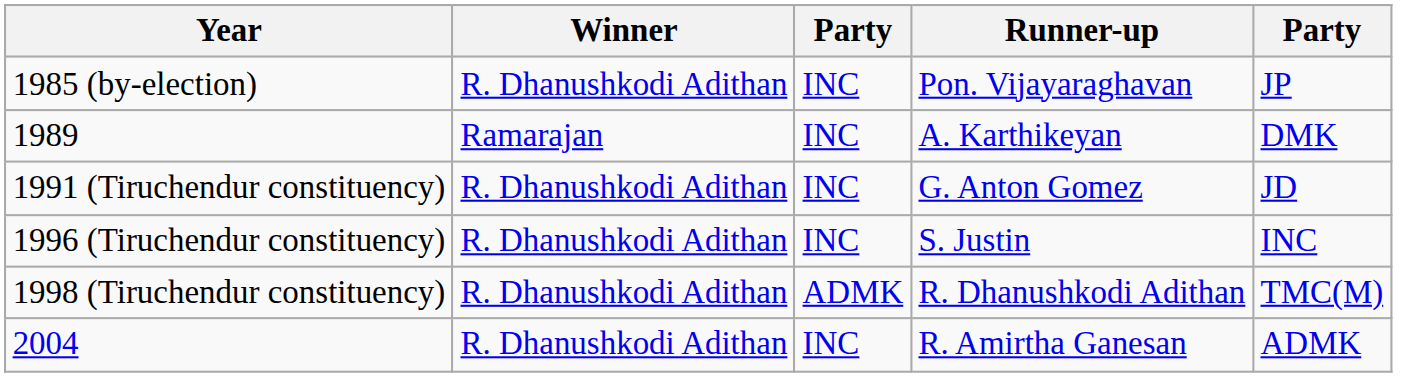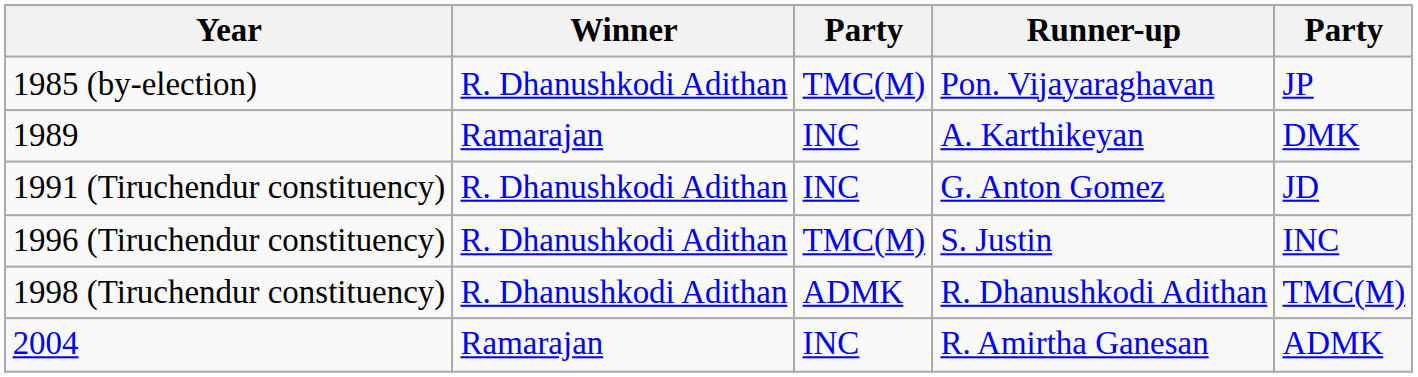(831, 82) INC -> (864, 82) TMC(M)
(831, 239) INC -> (864, 239) TMC(M)
(624, 344) R. Dhanushkodi Adithan -> (532, 344) Ramarajan
